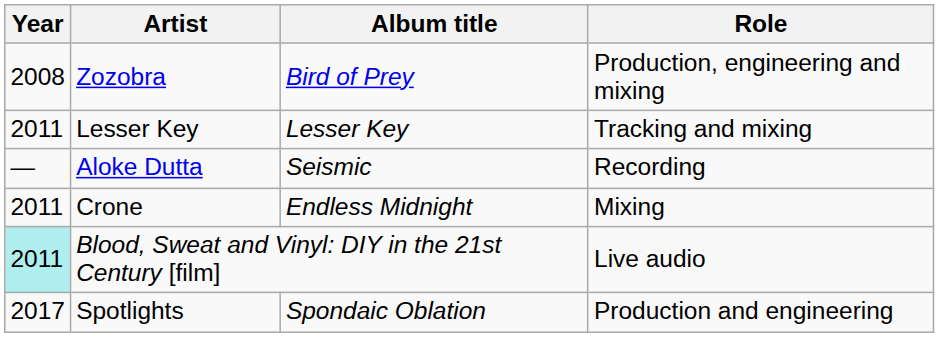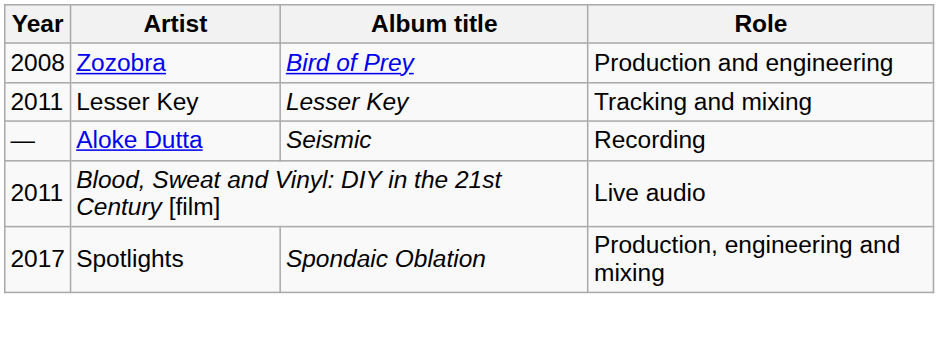(747, 76) Production, engineering and mixing -> (744, 62) Production and engineering
- row: (109, 206)
(37, 259) paleturquoise background -> (37, 192) no background
(744, 311) Production and engineering -> (747, 259) Production, engineering and mixing
